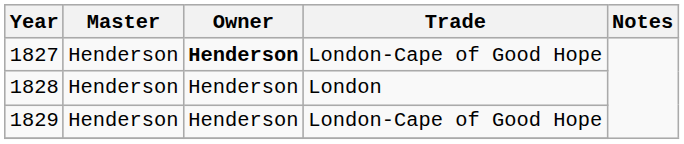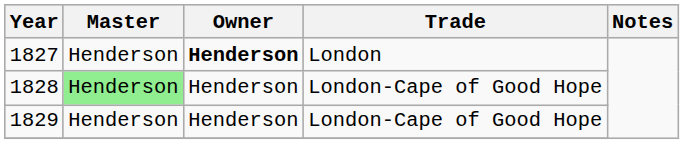(455, 55) London-Cape of Good Hope -> (345, 55) London
(123, 88) no background -> (123, 88) lightgreen background
(345, 88) London -> (455, 88) London-Cape of Good Hope
